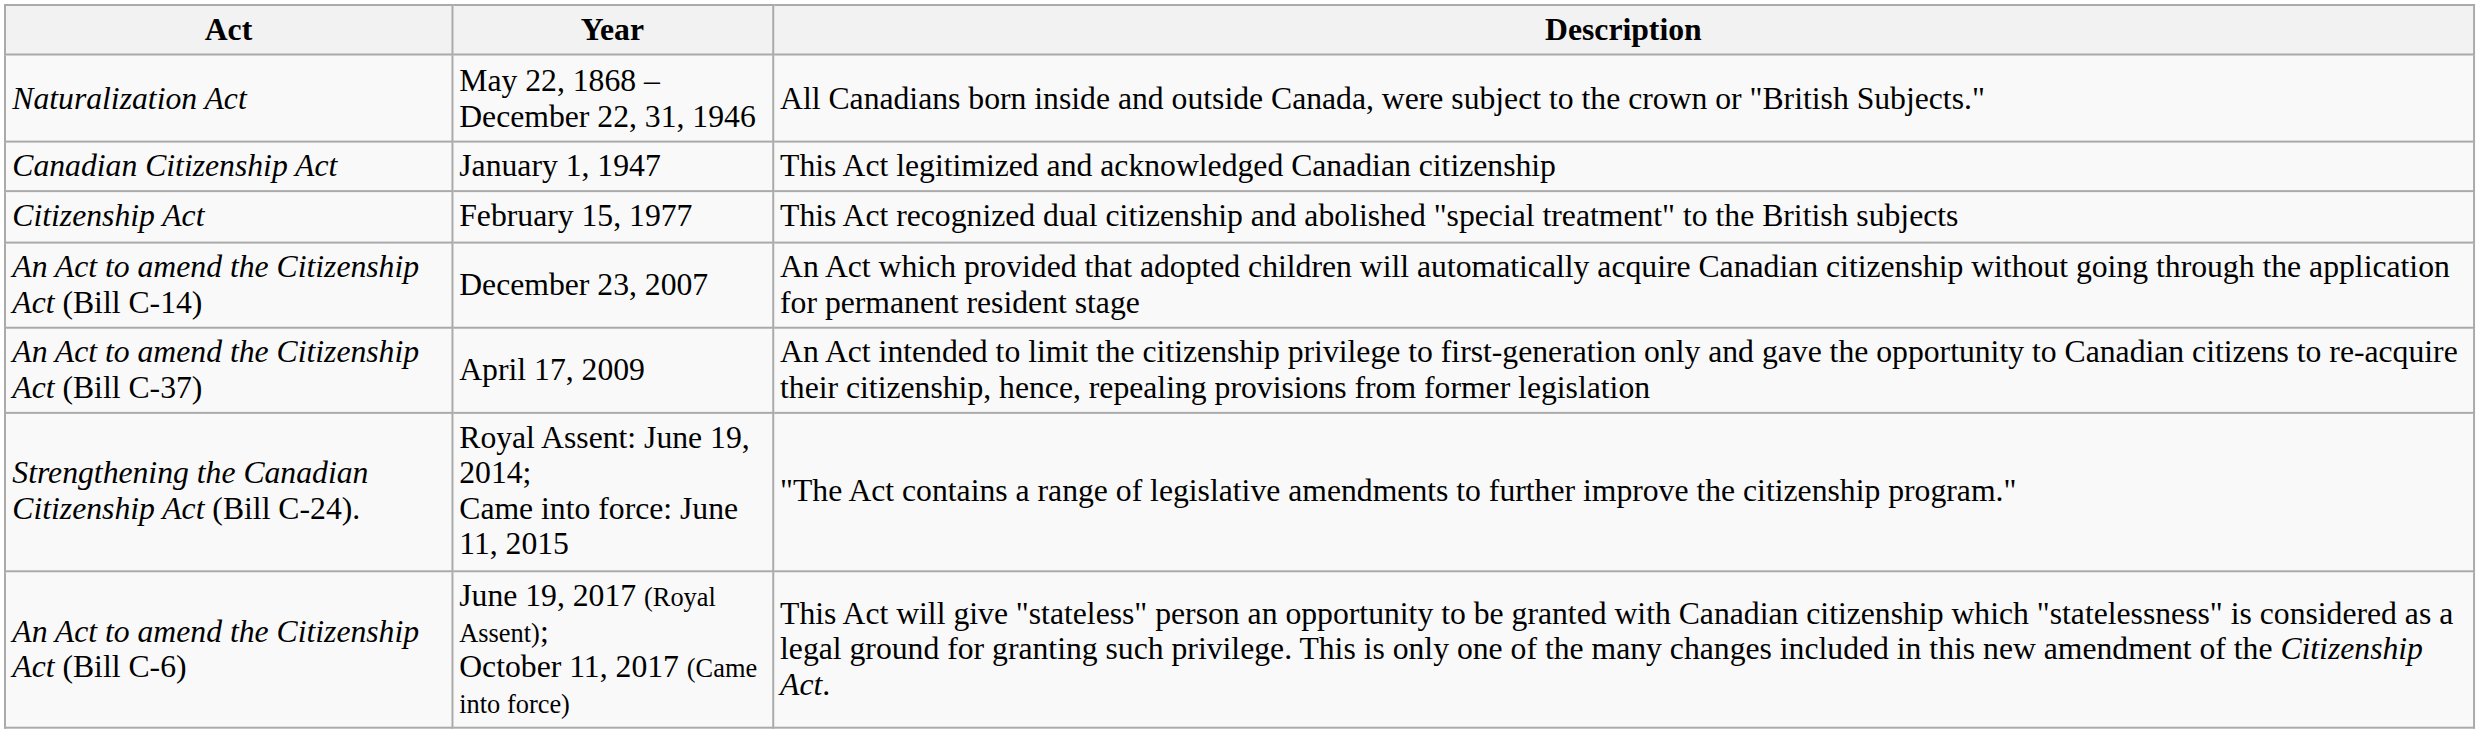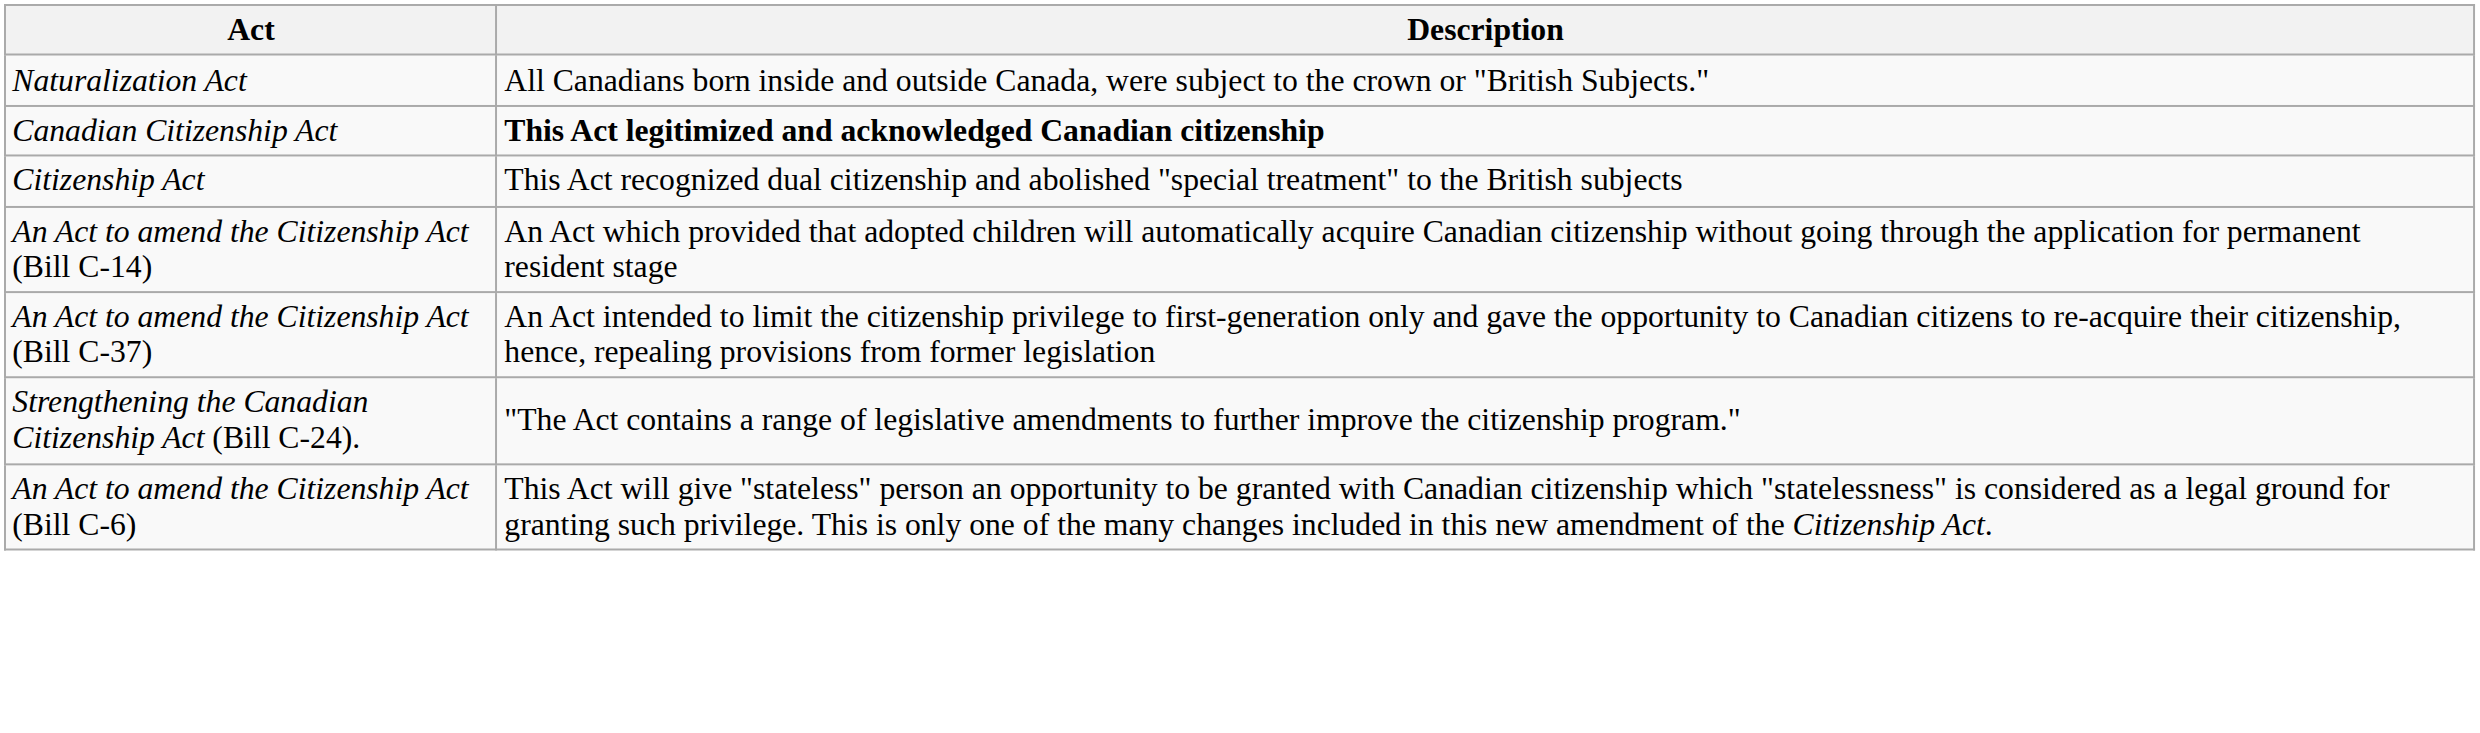- column: (612, 29)
(1168, 165) normal -> (914, 130) bold
